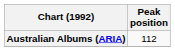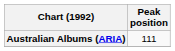(149, 38) 112 -> (149, 38) 111
